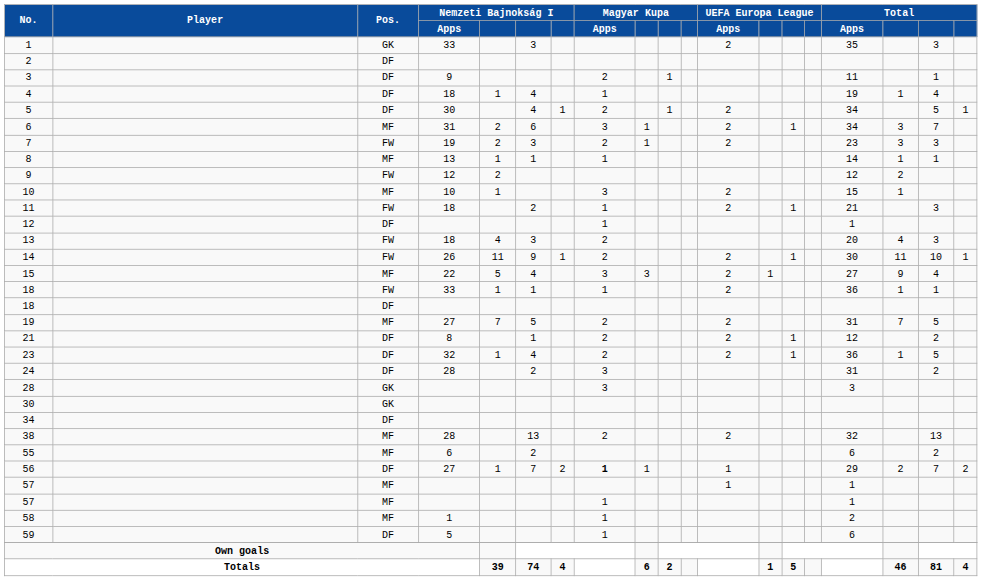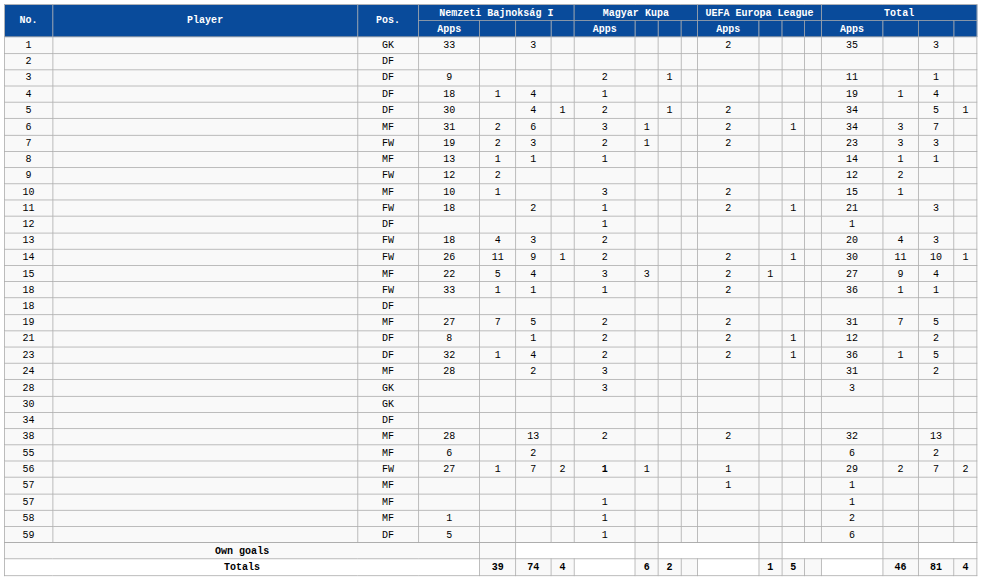(388, 371) DF -> (388, 371) MF
(388, 469) DF -> (388, 469) FW
